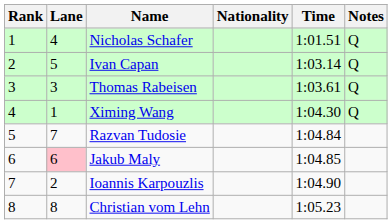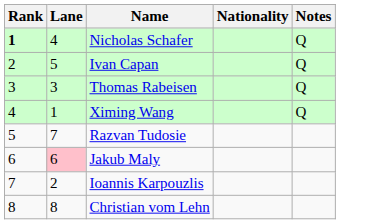- column: (318, 16)
(12, 40) normal -> (12, 40) bold
